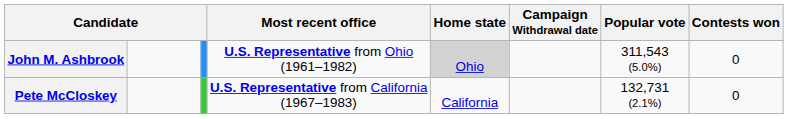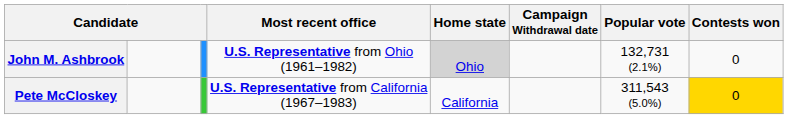(645, 59) 311,543 (5.0%) -> (645, 59) 132,731 (2.1%)
(645, 95) 132,731 (2.1%) -> (645, 95) 311,543 (5.0%)
(736, 95) no background -> (736, 95) gold background
